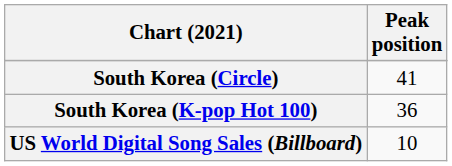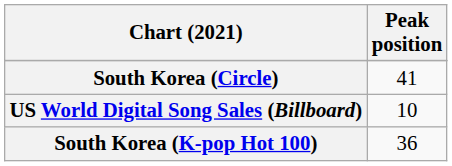rows swapped: (186, 110) <-> (186, 143)
